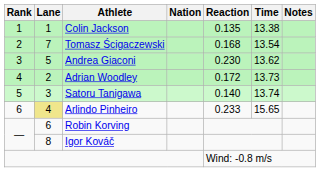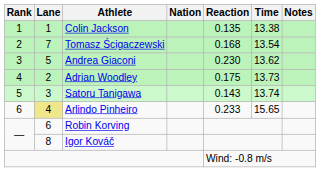(228, 77) 0.172 -> (228, 77) 0.175
(228, 93) 0.140 -> (228, 93) 0.143
